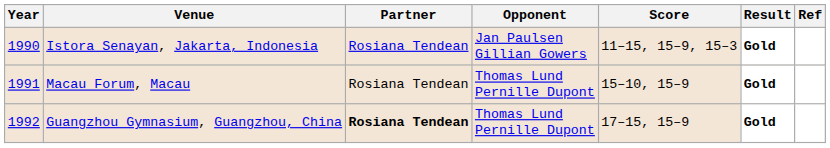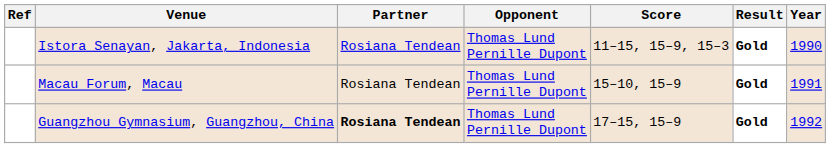columns swapped: (24, 15) <-> (810, 15)
(531, 46) Jan Paulsen Gillian Gowers -> (527, 46) Thomas Lund Pernille Dupont
